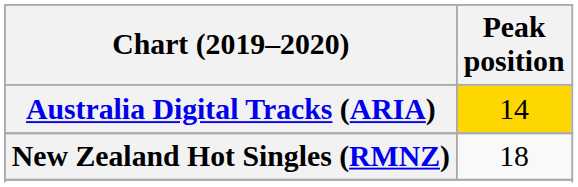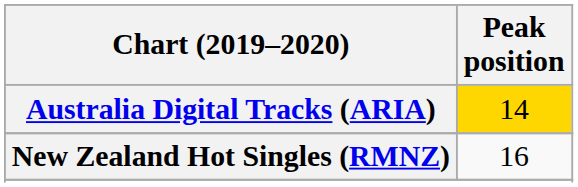(514, 155) 18 -> (514, 155) 16
